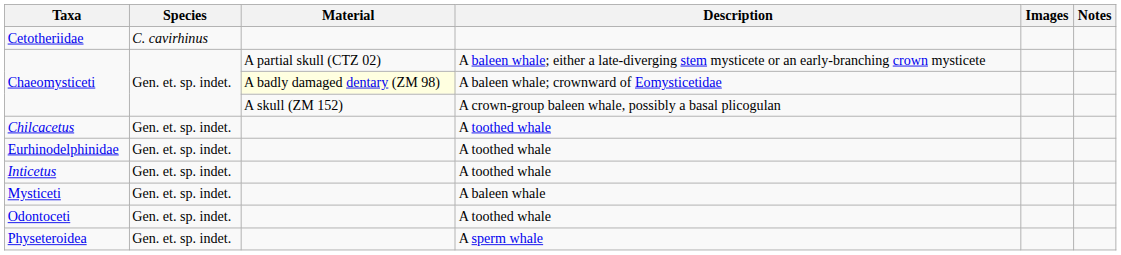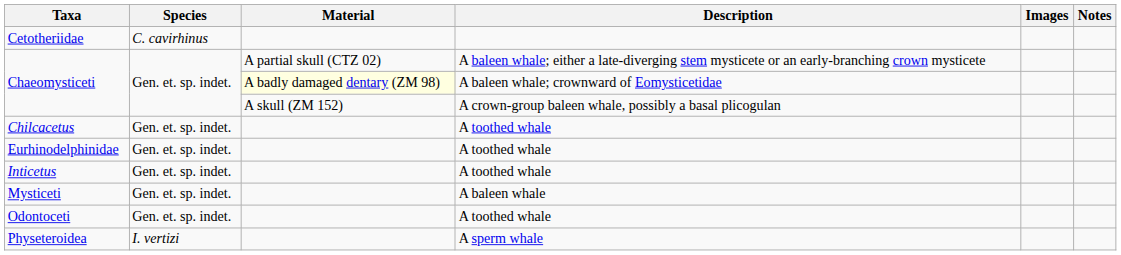(182, 238) Gen. et. sp. indet. -> (156, 238) I. vertizi
